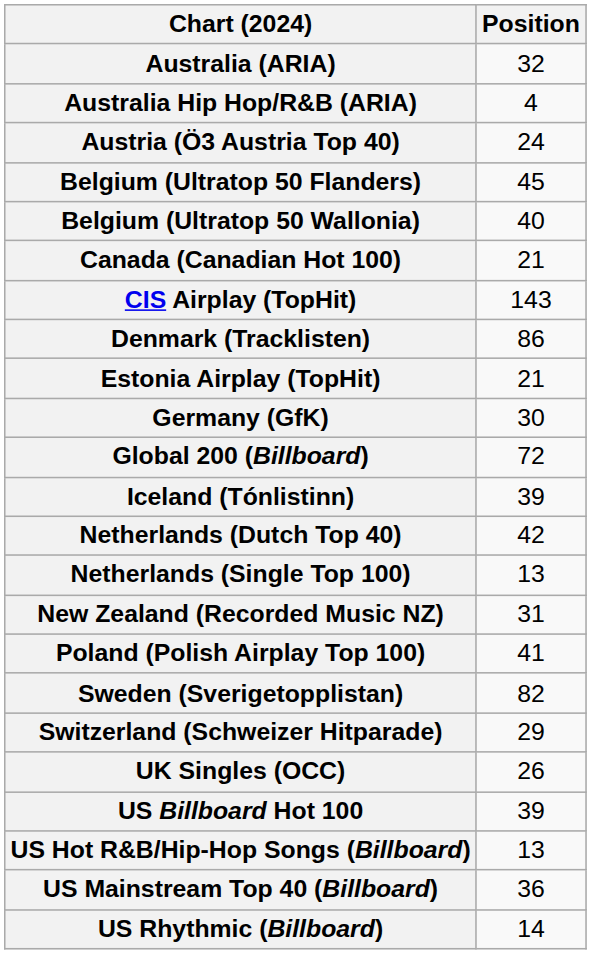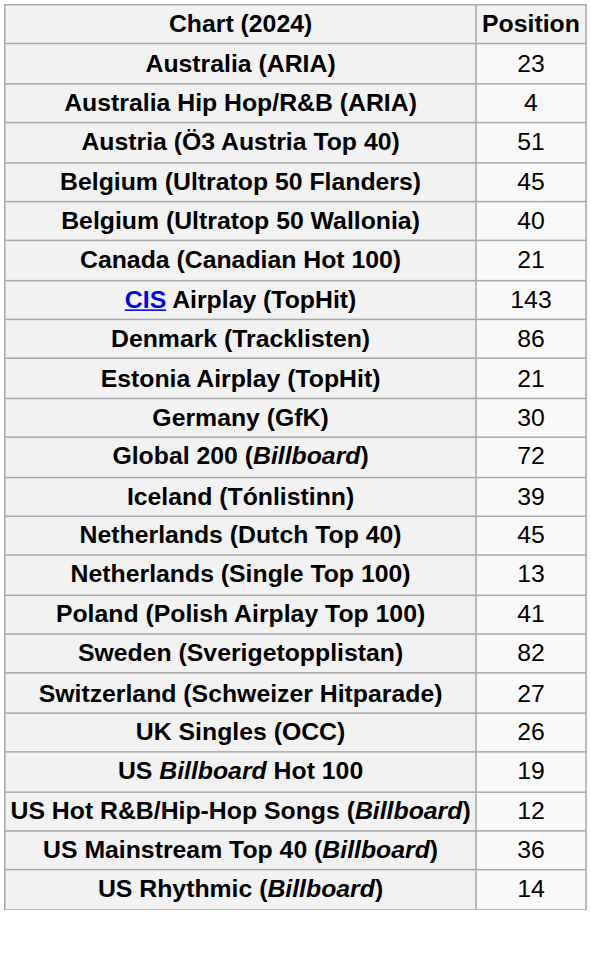(531, 63) 32 -> (531, 63) 23
(531, 142) 24 -> (531, 142) 51
(531, 535) 42 -> (531, 535) 45
- row: (241, 614)
(531, 732) 29 -> (531, 692) 27
(531, 810) 39 -> (531, 771) 19
(531, 850) 13 -> (531, 810) 12
